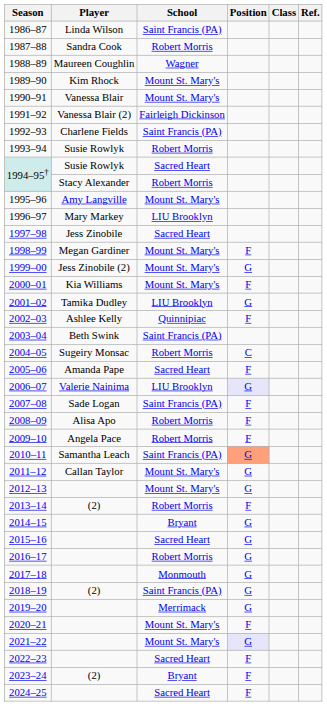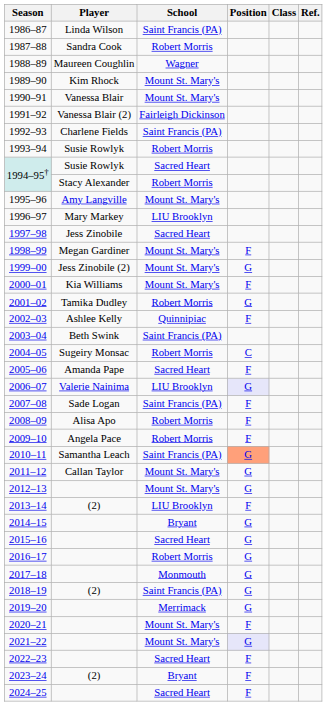(182, 302) LIU Brooklyn -> (182, 302) Robert Morris
(182, 506) Robert Morris -> (182, 506) LIU Brooklyn
